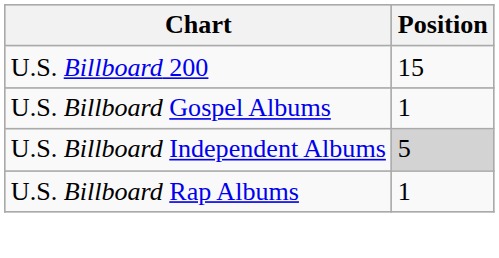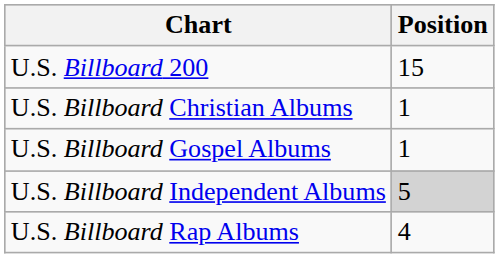+ row: (182, 107)
(404, 190) 1 -> (404, 231) 4
